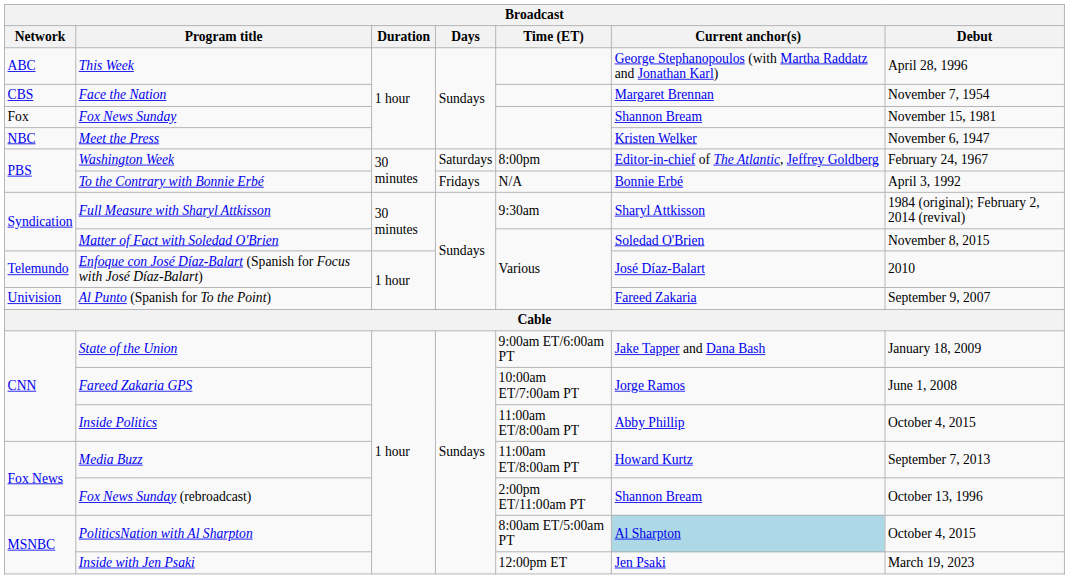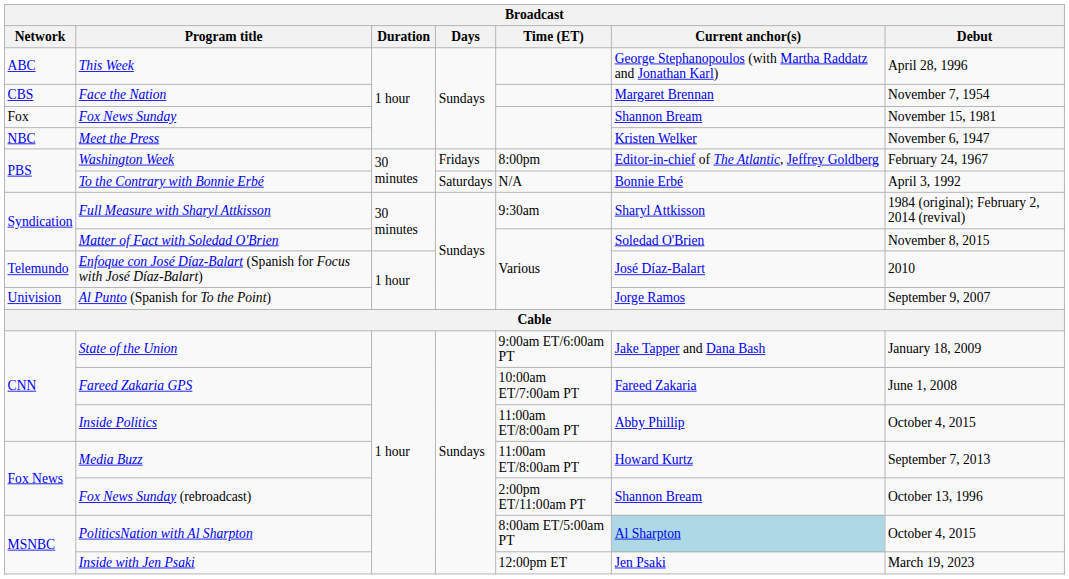(465, 159) Saturdays -> (459, 159) Fridays
(459, 181) Fridays -> (465, 181) Saturdays
(656, 298) Fareed Zakaria -> (650, 298) Jorge Ramos
(650, 386) Jorge Ramos -> (656, 386) Fareed Zakaria
